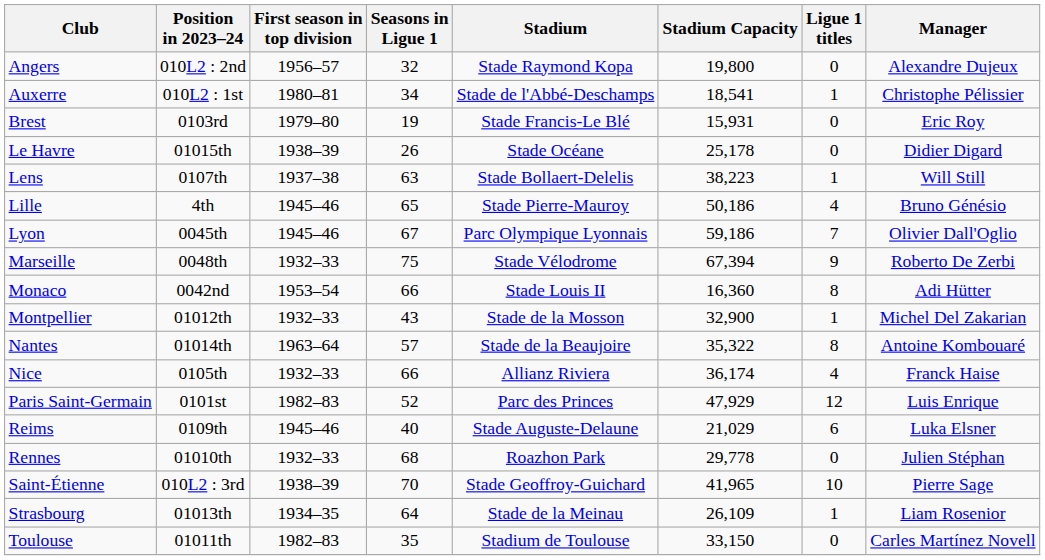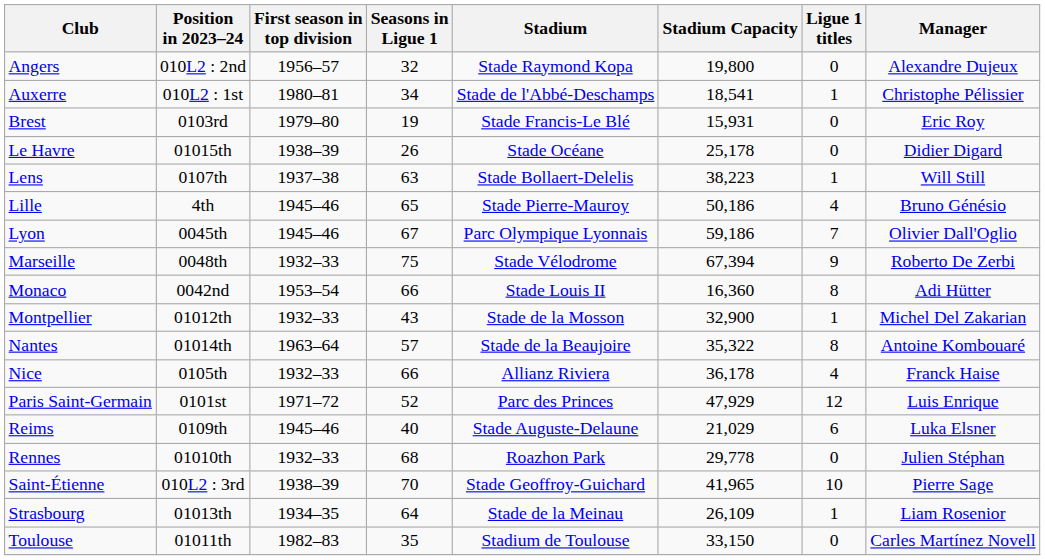(730, 373) 36,174 -> (730, 373) 36,178
(308, 401) 1982–83 -> (308, 401) 1971–72
